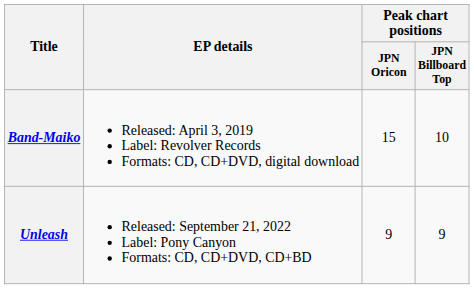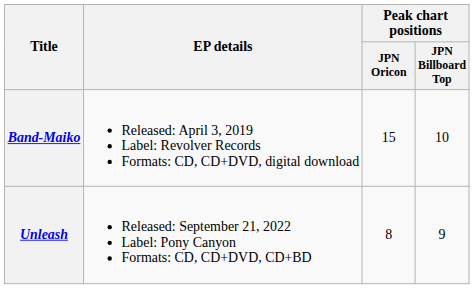(389, 234) 9 -> (389, 234) 8
